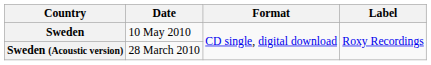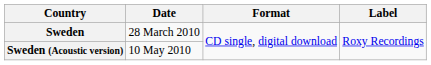(160, 32) 10 May 2010 -> (164, 32) 28 March 2010
(164, 50) 28 March 2010 -> (160, 50) 10 May 2010
